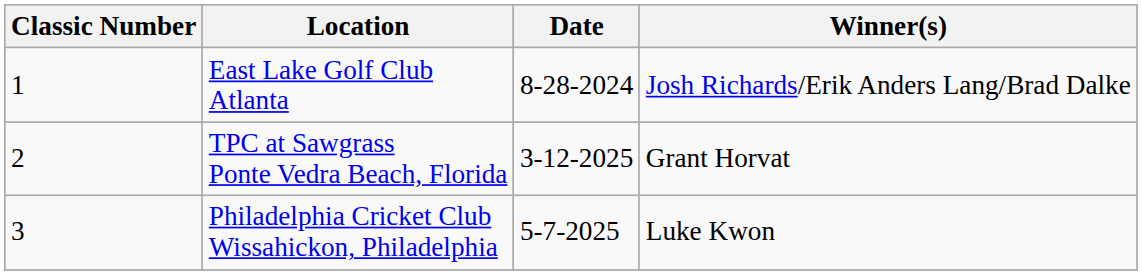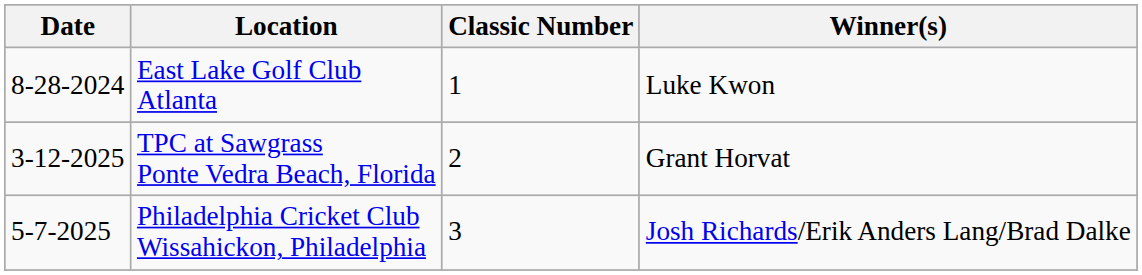columns swapped: (104, 26) <-> (577, 26)
(888, 84) Josh Richards/Erik Anders Lang/Brad Dalke -> (710, 84) Luke Kwon
(710, 231) Luke Kwon -> (888, 231) Josh Richards/Erik Anders Lang/Brad Dalke
